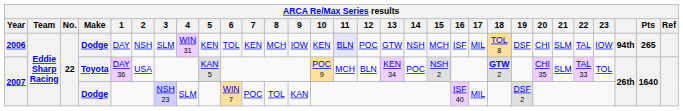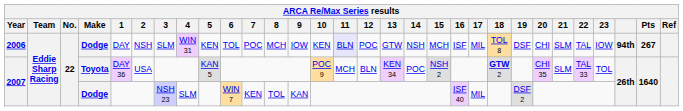(253, 45) KEN -> (253, 45) POC
(648, 45) 265 -> (648, 45) 267
(253, 94) POC -> (253, 94) KEN
